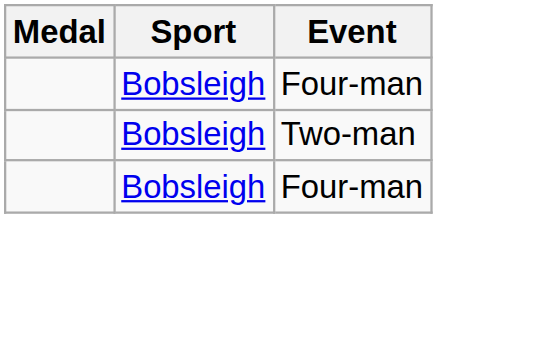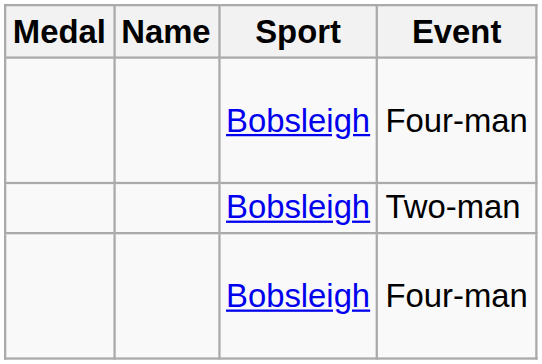+ column: (166, 31)
